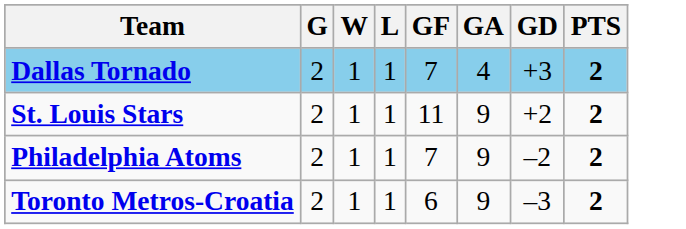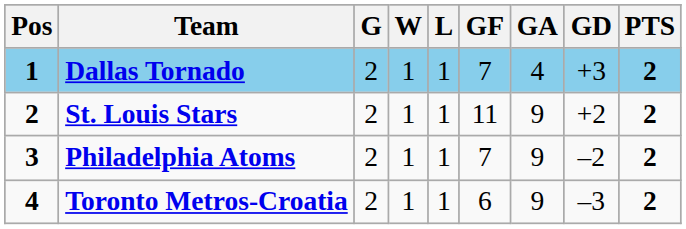+ column: (32, 26)
